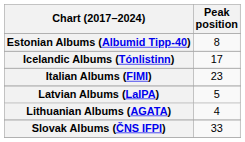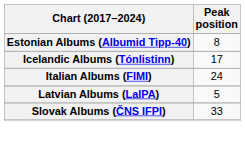(217, 77) 23 -> (217, 77) 24
- row: (99, 111)
